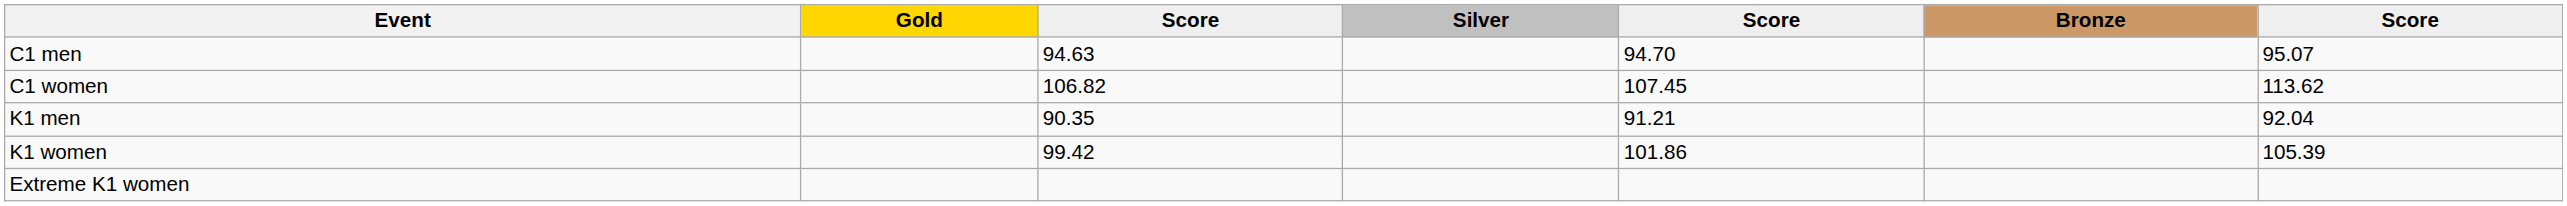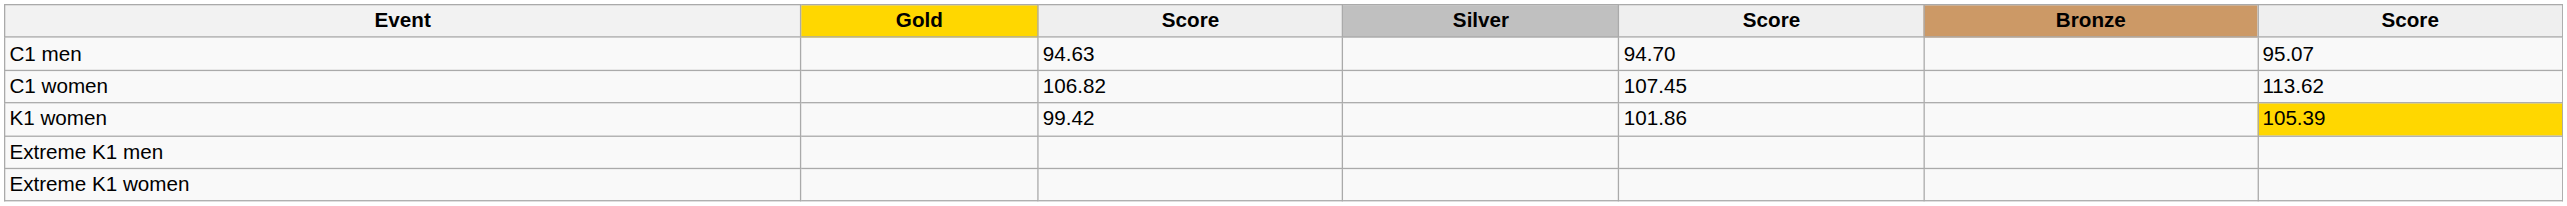- row: (45, 119)
(2294, 151) no background -> (2294, 119) gold background
+ row: (86, 151)
